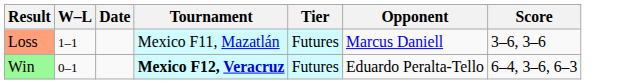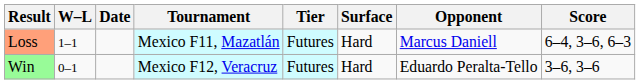+ column: (367, 16)
(518, 41) 3–6, 3–6 -> (588, 41) 6–4, 3–6, 6–3
(211, 66) bold -> (208, 66) normal
(534, 66) 6–4, 3–6, 6–3 -> (572, 66) 3–6, 3–6
